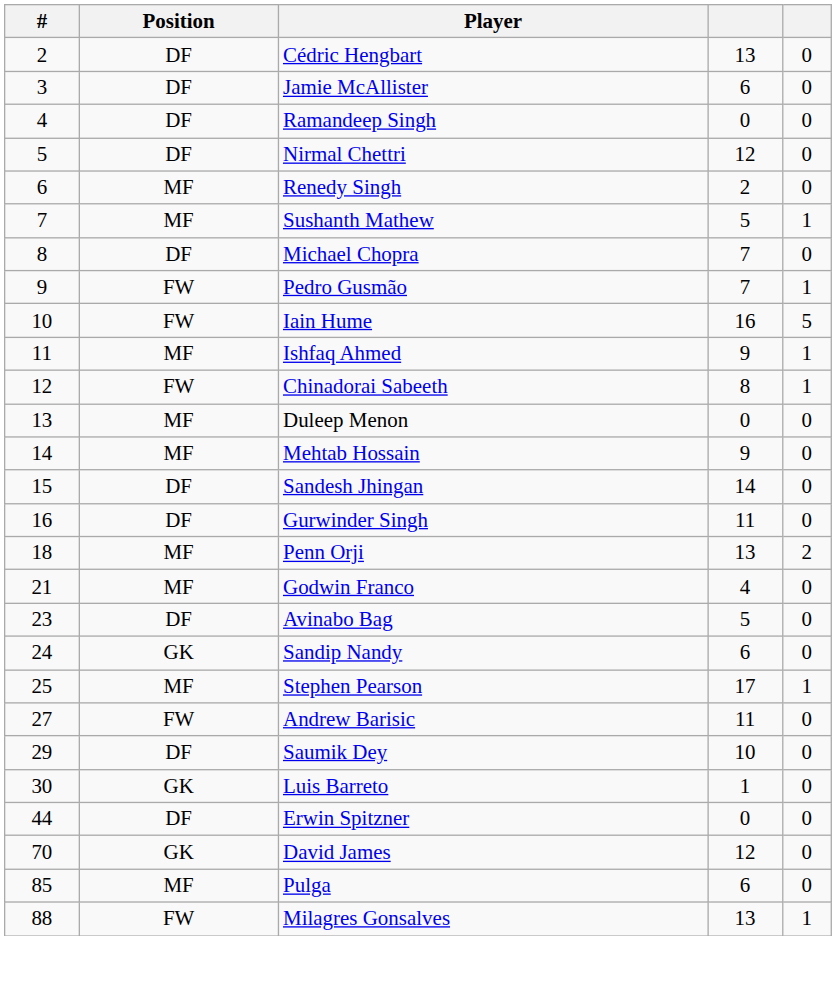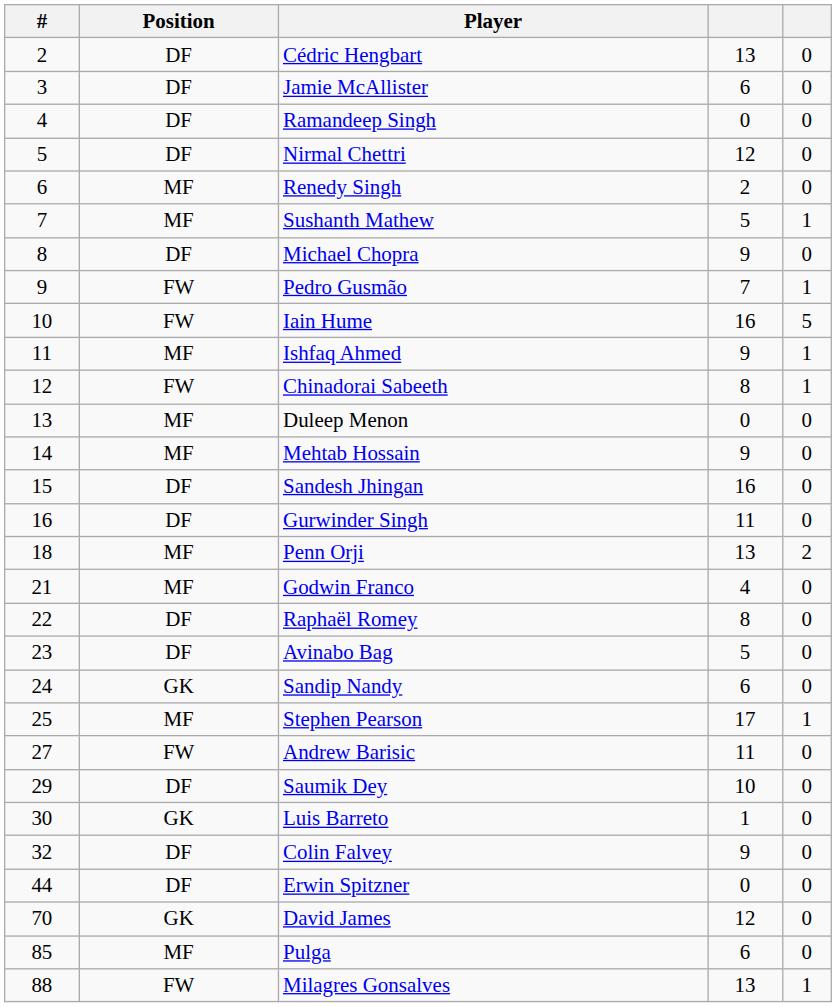(745, 253) 7 -> (745, 253) 9
(745, 486) 14 -> (745, 486) 16
+ row: (350, 619)
+ row: (337, 852)
